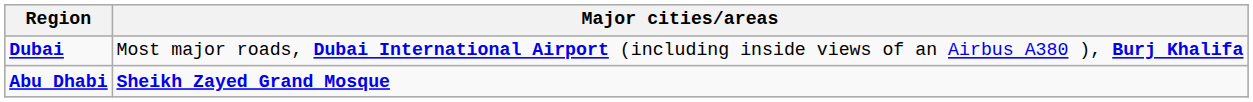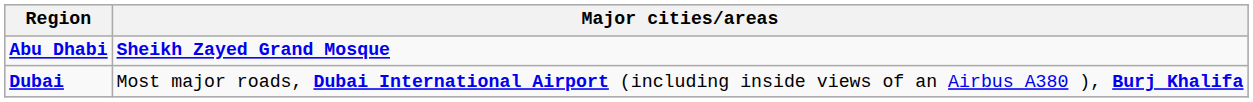rows swapped: (37, 50) <-> (58, 81)
